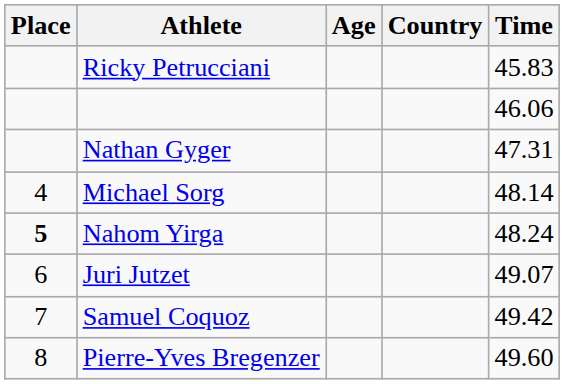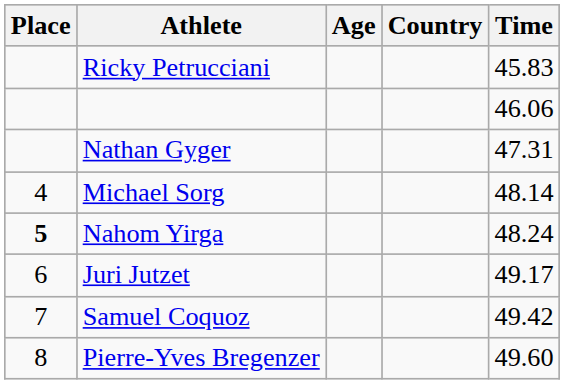(524, 274) 49.07 -> (524, 274) 49.17
